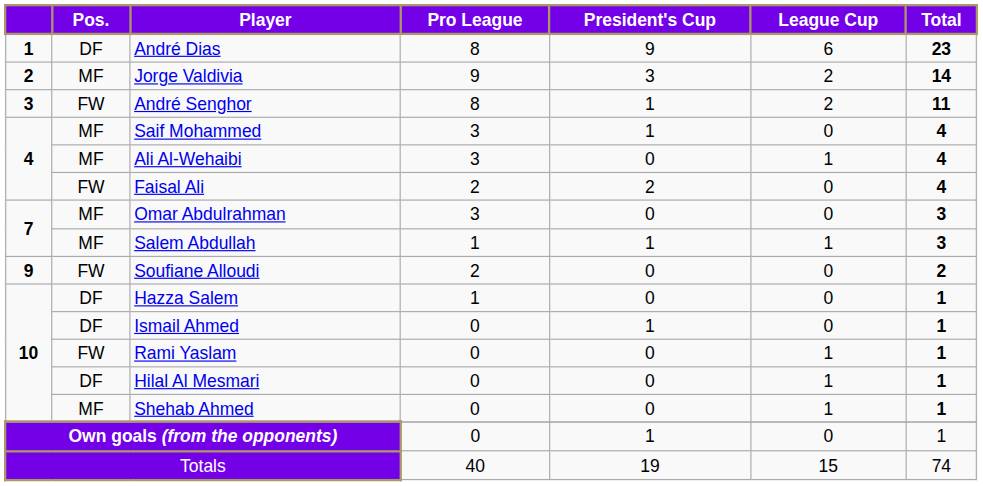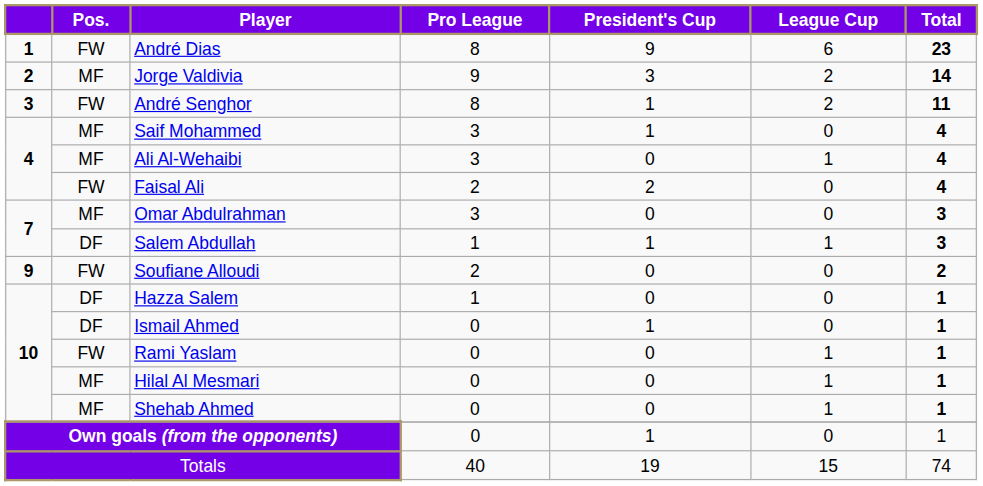(91, 49) DF -> (91, 49) FW
(91, 242) MF -> (91, 242) DF
(91, 381) DF -> (91, 381) MF
